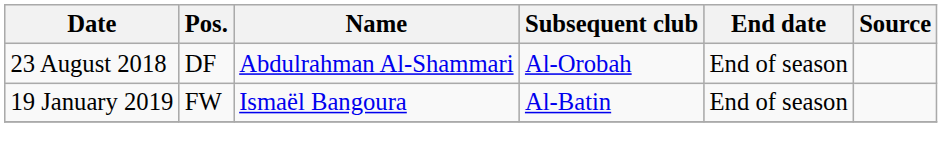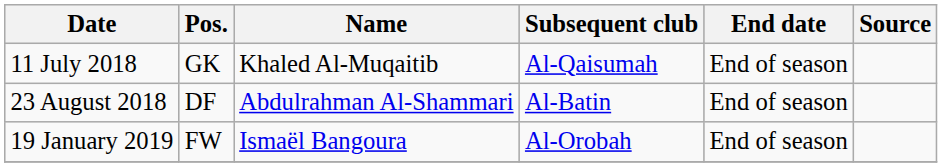+ row: (74, 63)
(578, 63) Al-Orobah -> (568, 102) Al-Batin
(568, 102) Al-Batin -> (578, 141) Al-Orobah
